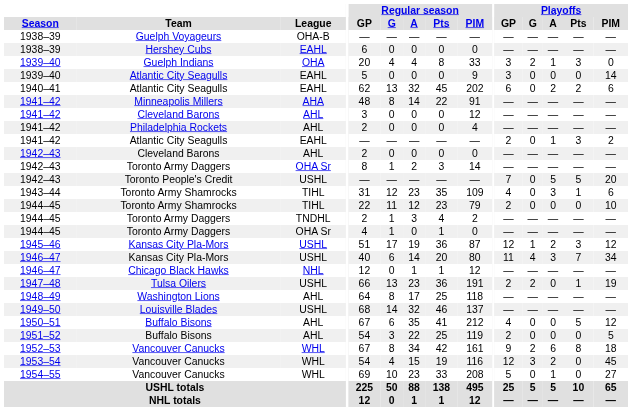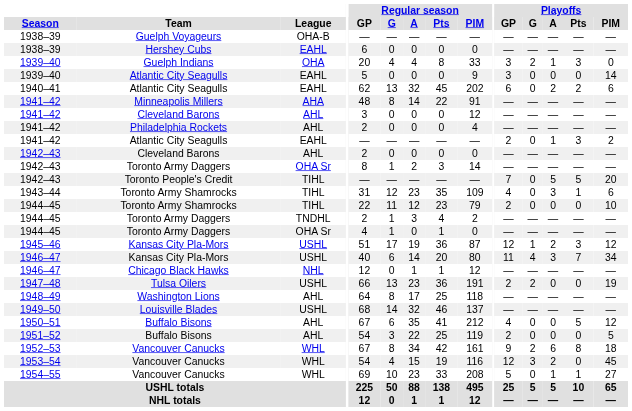(313, 179) USHL -> (313, 179) TIHL
(578, 283) 1 -> (578, 283) 0
(578, 374) 0 -> (578, 374) 1
